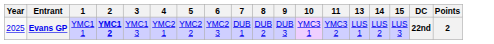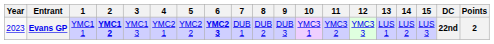+ column: (363, 10)
(15, 28) 2025 -> (15, 28) 2023
(218, 28) normal -> (218, 28) bold
